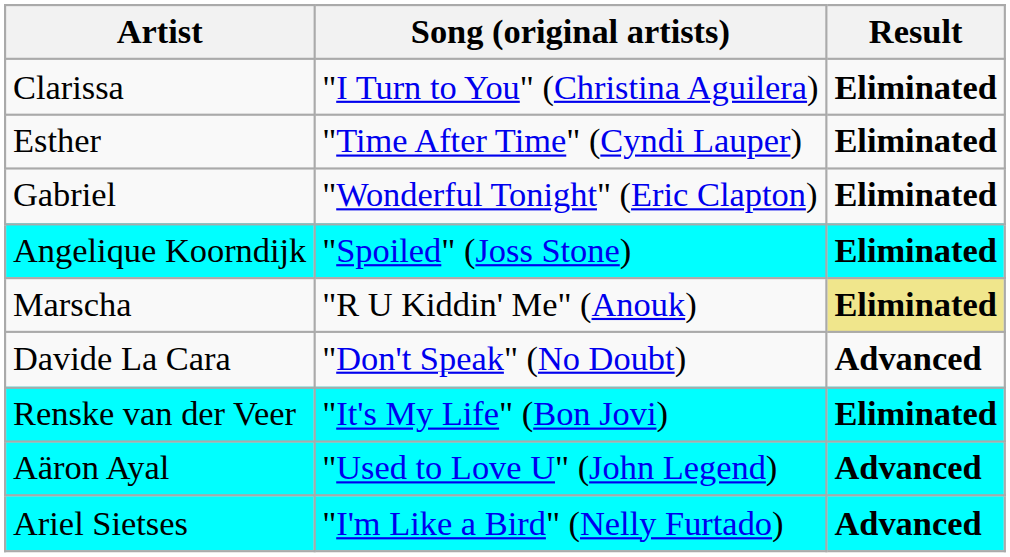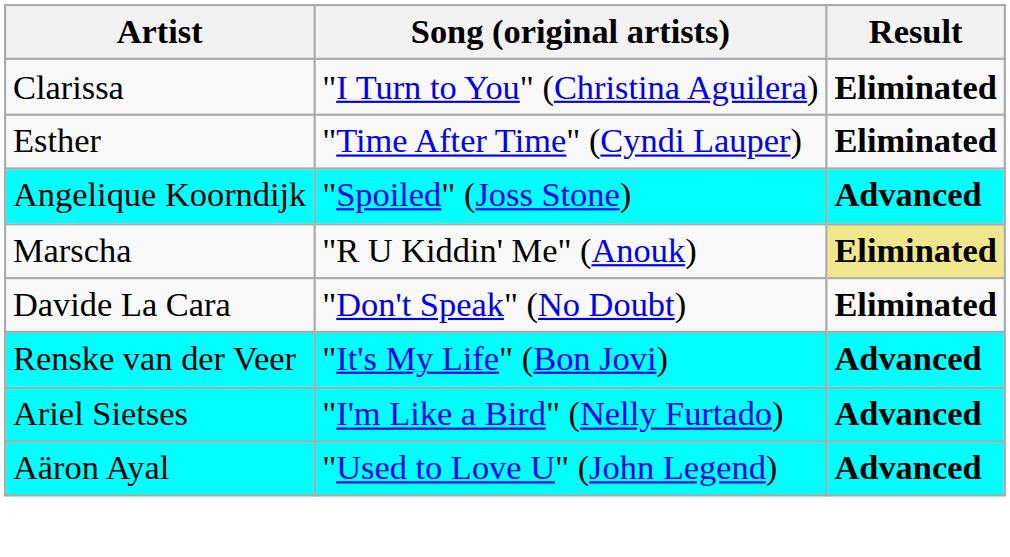- row: (65, 195)
(916, 250) Eliminated -> (908, 195) Advanced
(908, 359) Advanced -> (916, 304) Eliminated
(916, 413) Eliminated -> (908, 359) Advanced
rows swapped: (91, 468) <-> (100, 522)
